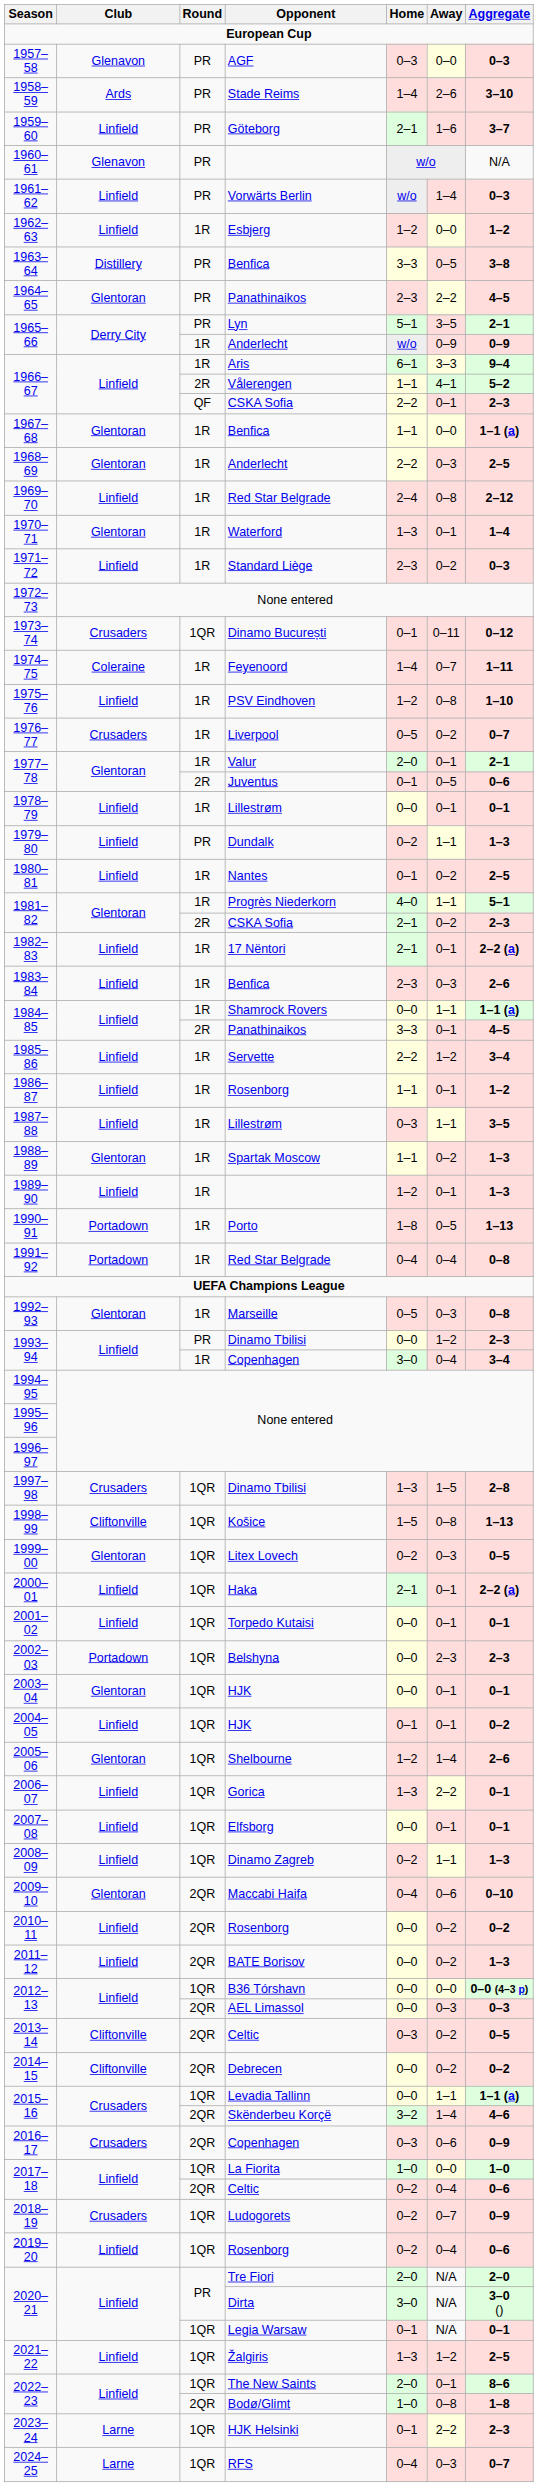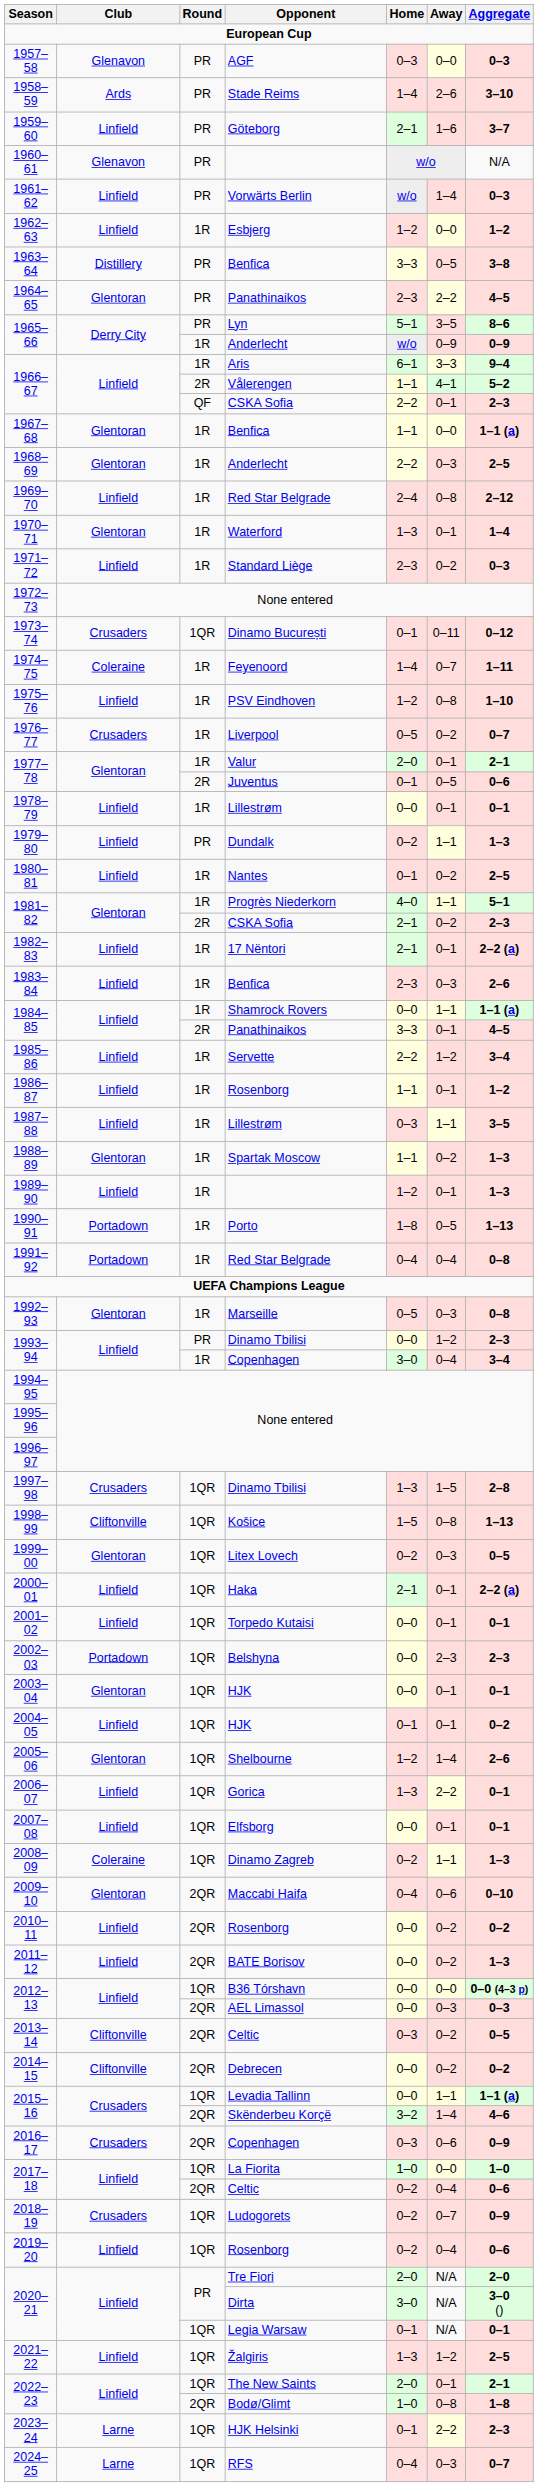(499, 324) 2–1 -> (499, 324) 8–6
(118, 1860) Linfield -> (118, 1860) Coleraine
(499, 2384) 8–6 -> (499, 2384) 2–1
